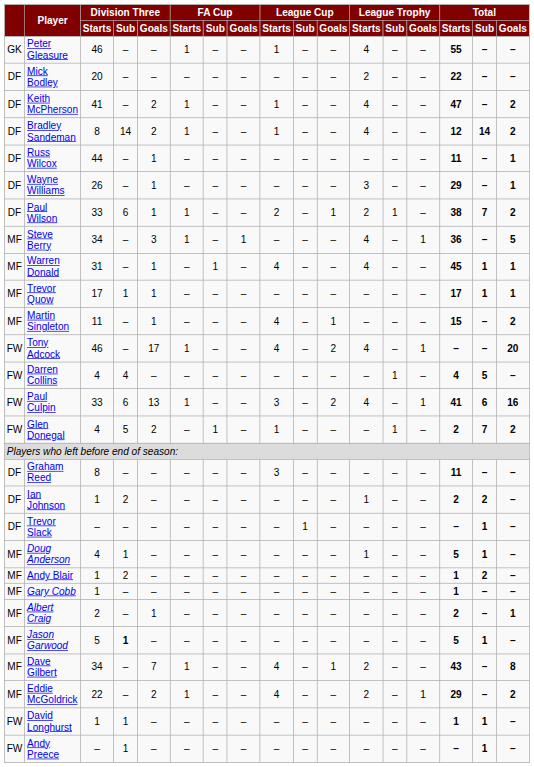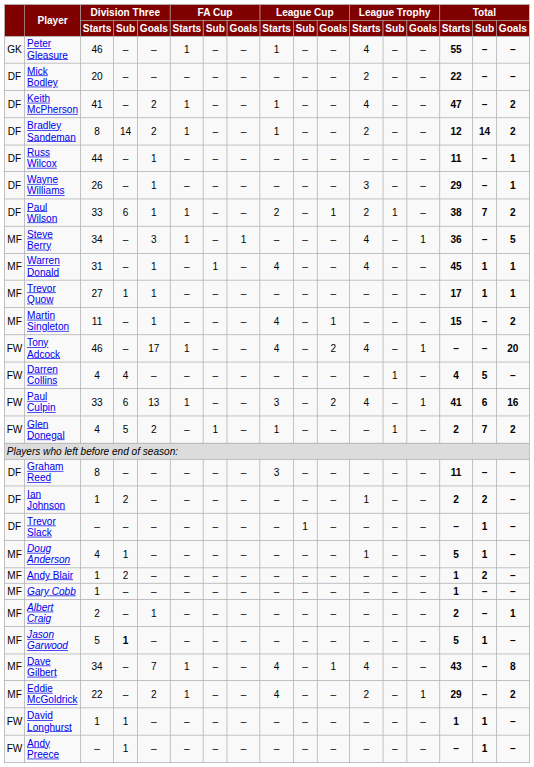(366, 132) 4 -> (366, 132) 2
(97, 294) 17 -> (97, 294) 27
(366, 668) 2 -> (366, 668) 4
